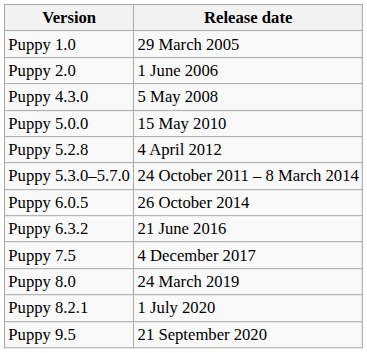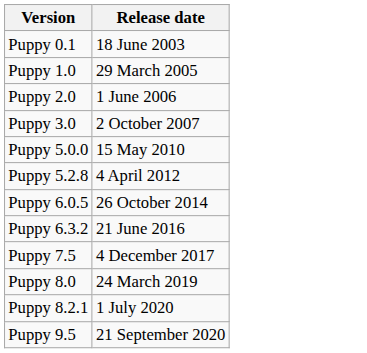+ row: (42, 44)
+ row: (42, 123)
- row: (48, 96)
- row: (69, 176)
